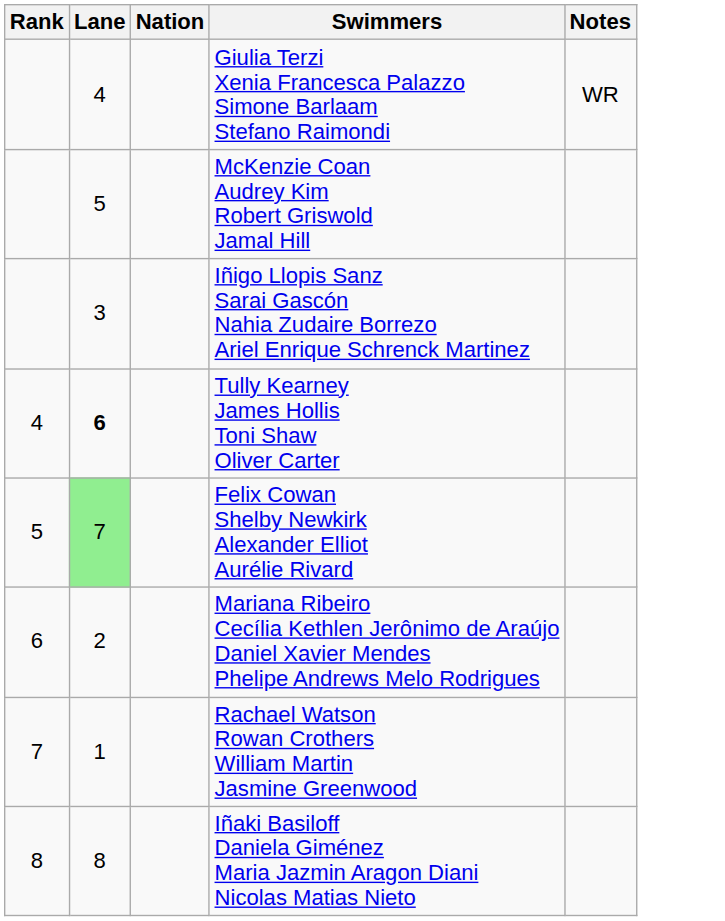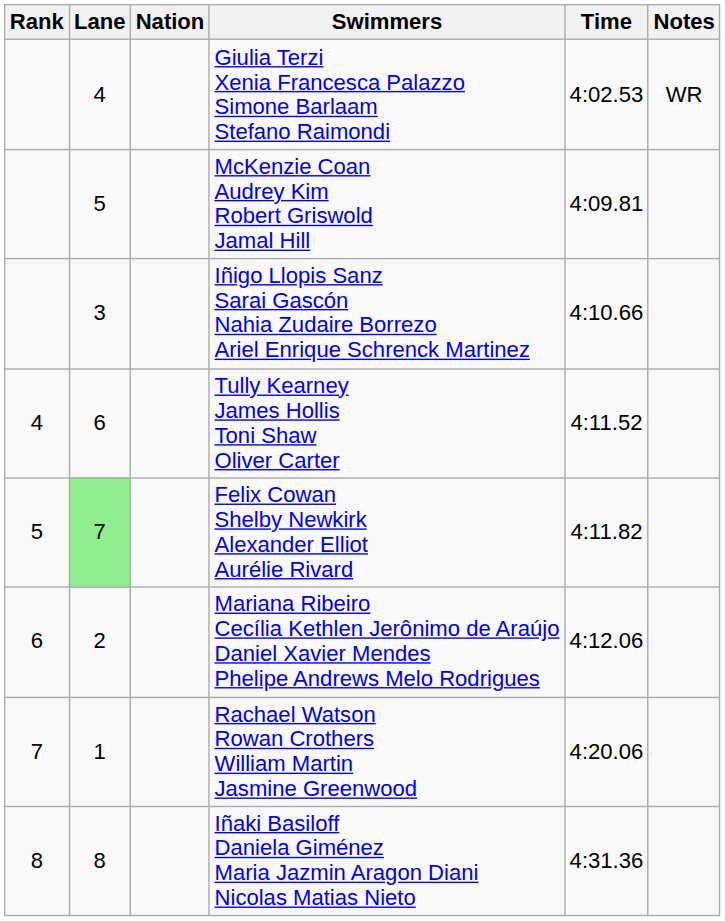+ column: (606, 22)
(100, 422) bold -> (100, 422) normal
